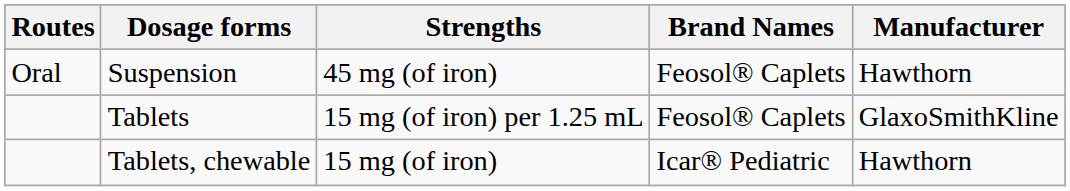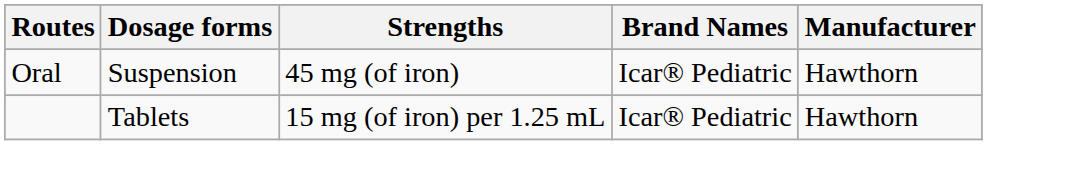(751, 71) Feosol® Caplets -> (705, 71) Icar® Pediatric
(751, 116) Feosol® Caplets -> (705, 116) Icar® Pediatric
(959, 116) GlaxoSmithKline -> (861, 116) Hawthorn
- row: (209, 161)
